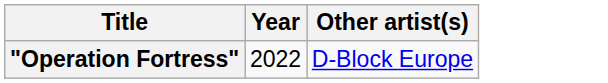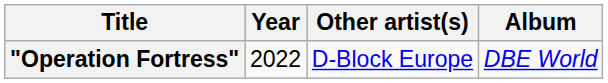+ column: (541, 22)
